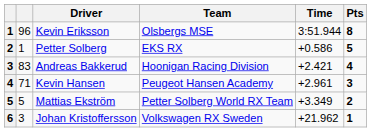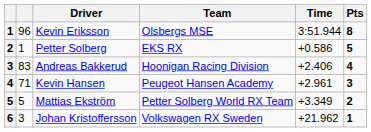(315, 66) +2.421 -> (315, 66) +2.406
